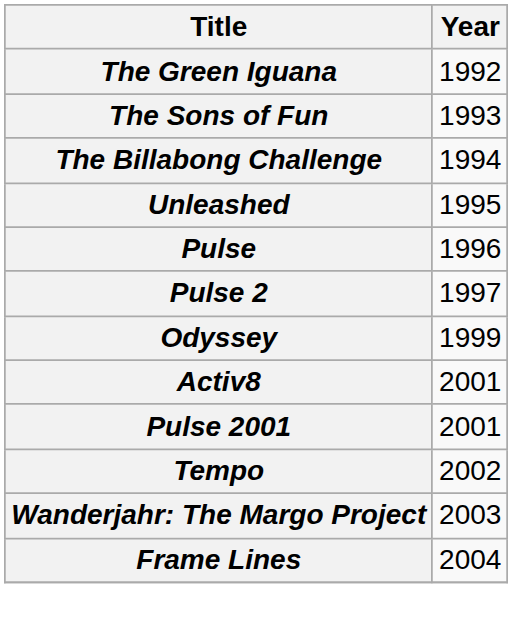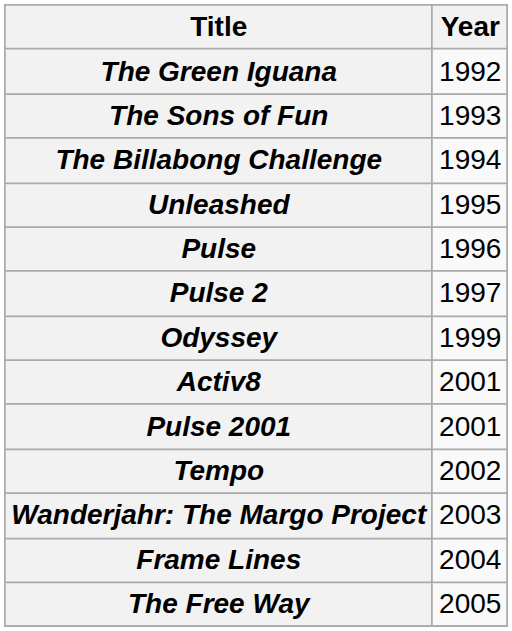+ row: (219, 603)
